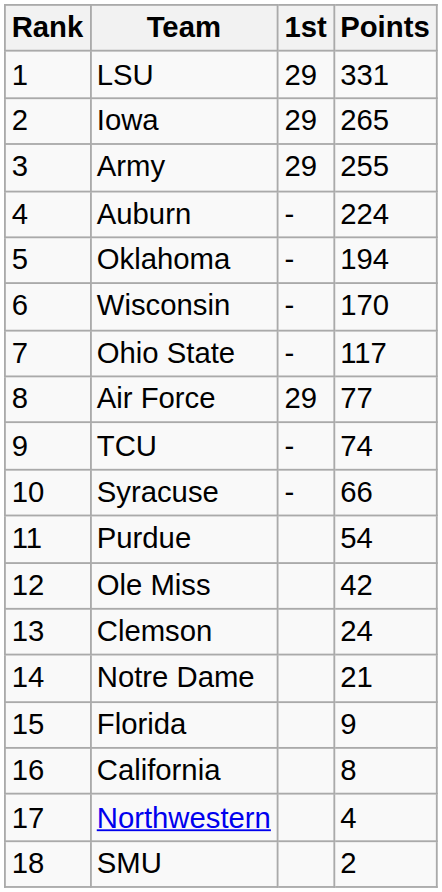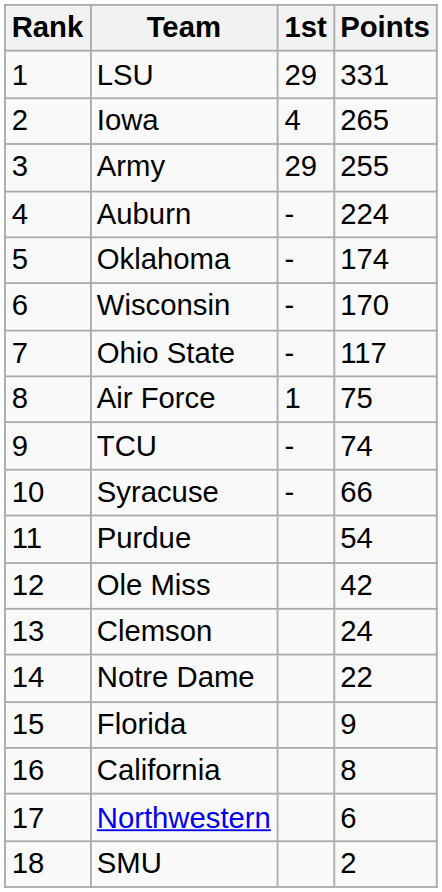(301, 120) 29 -> (293, 120) 4
(365, 259) 194 -> (365, 259) 174
(301, 399) 29 -> (293, 399) 1
(356, 399) 77 -> (356, 399) 75
(356, 677) 21 -> (356, 677) 22
(348, 817) 4 -> (348, 817) 6
